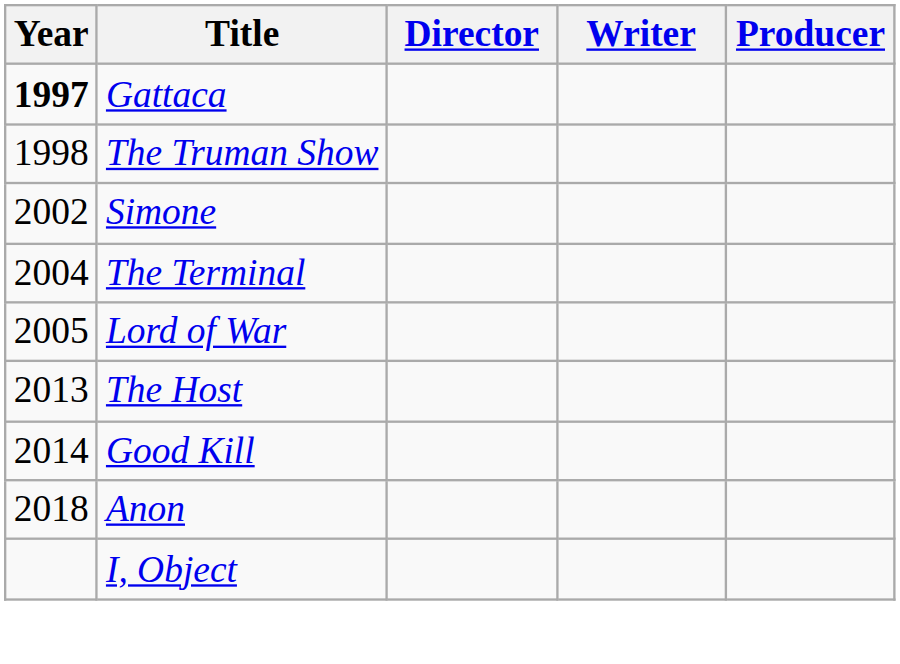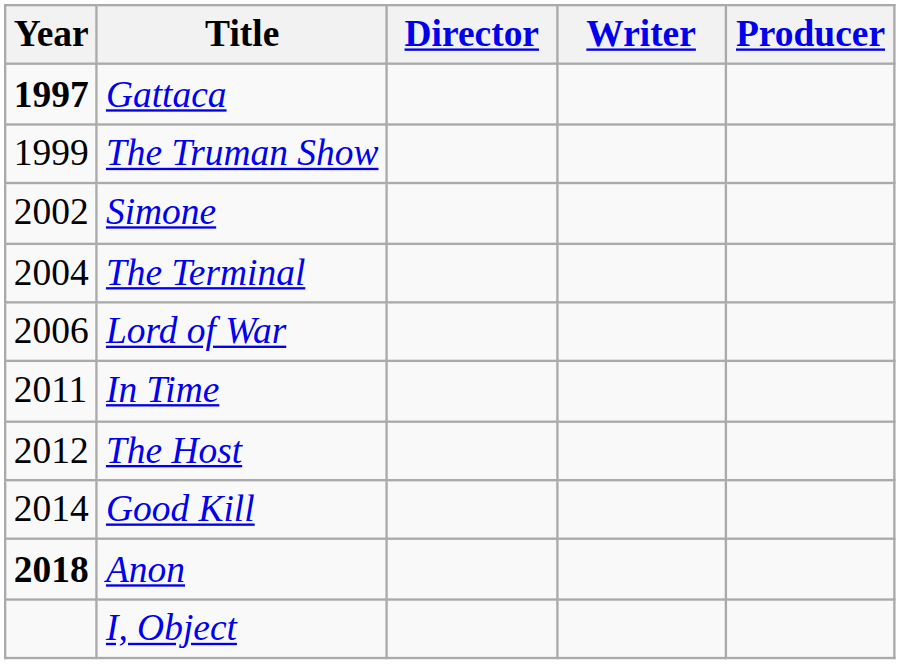(51, 152) 1998 -> (51, 152) 1999
(51, 331) 2005 -> (51, 331) 2006
+ row: (163, 390)
(51, 390) 2013 -> (51, 449) 2012
(51, 509) normal -> (51, 568) bold
